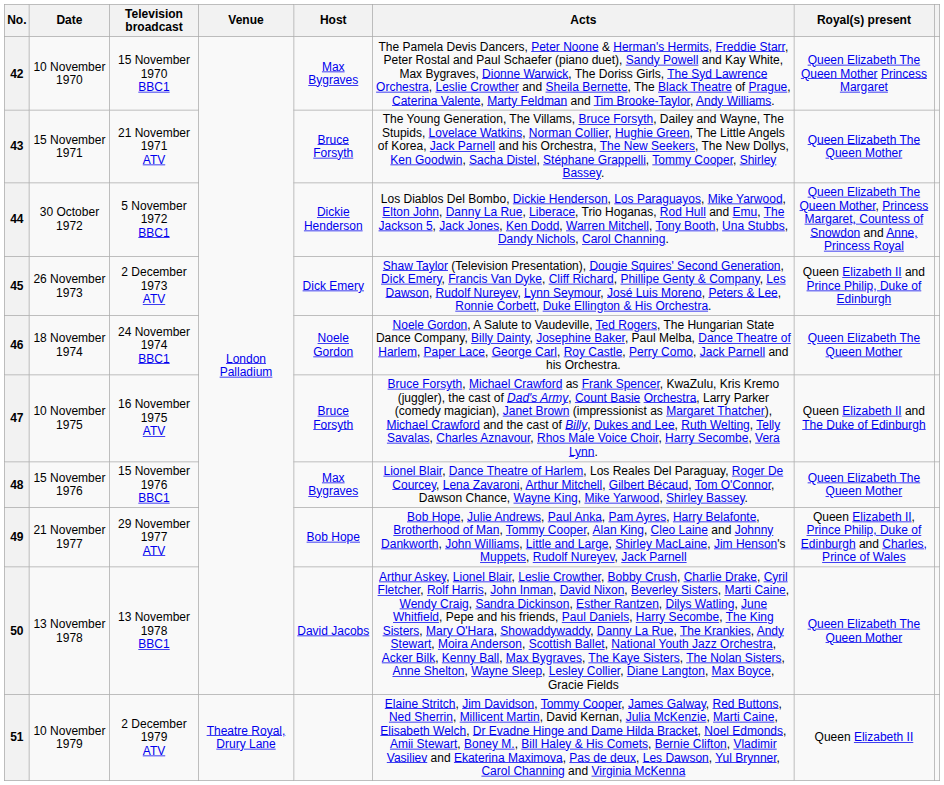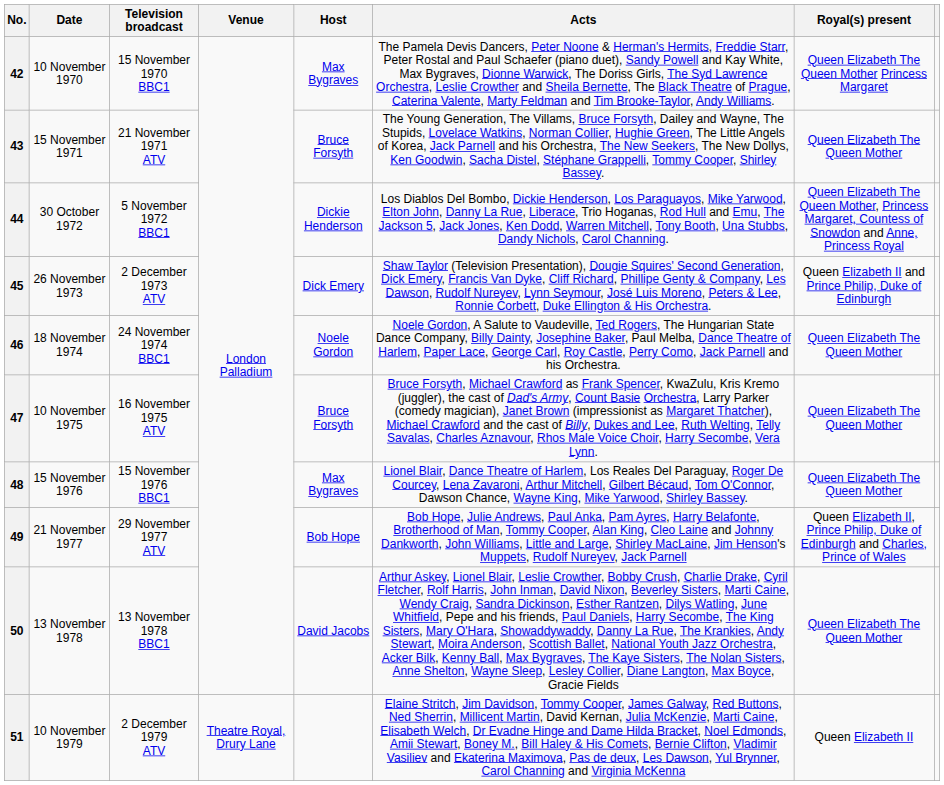(864, 418) Queen Elizabeth II and The Duke of Edinburgh -> (864, 418) Queen Elizabeth The Queen Mother
